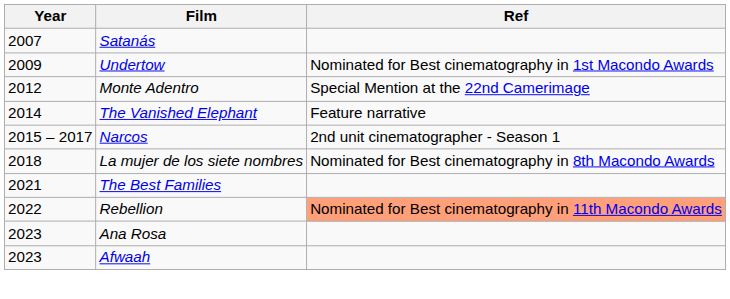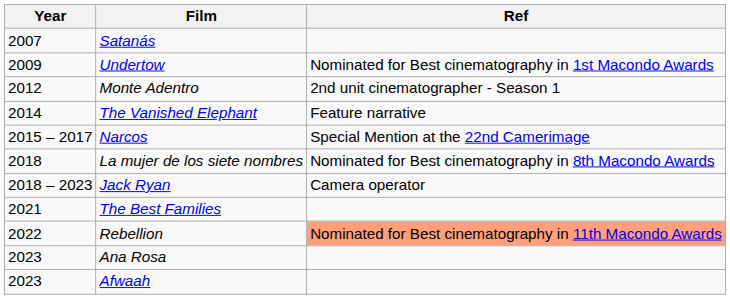(450, 88) Special Mention at the 22nd Camerimage -> (435, 88) 2nd unit cinematographer - Season 1
(435, 137) 2nd unit cinematographer - Season 1 -> (450, 137) Special Mention at the 22nd Camerimage
+ row: (135, 185)
